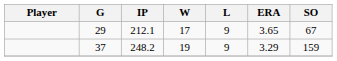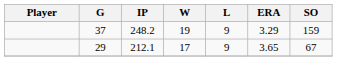rows swapped: (100, 47) <-> (100, 30)
